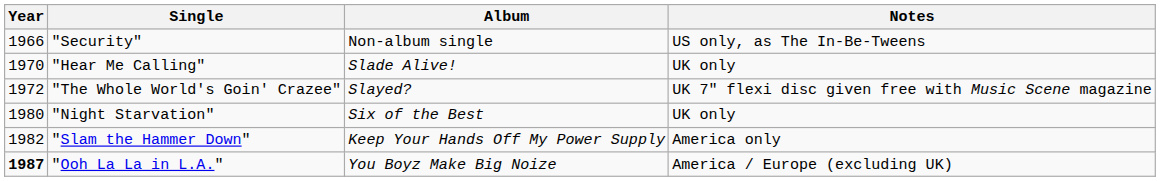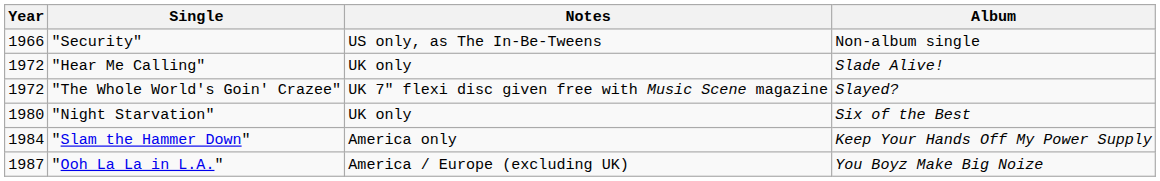columns swapped: (507, 17) <-> (912, 17)
(26, 66) 1970 -> (26, 66) 1972
(26, 140) 1982 -> (26, 140) 1984
(26, 164) bold -> (26, 164) normal
